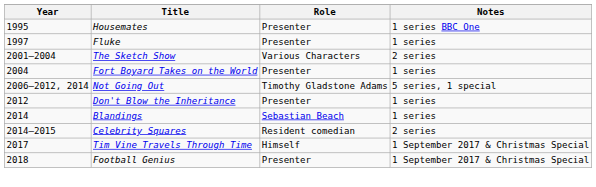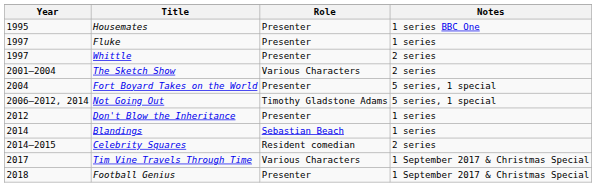+ row: (112, 56)
(414, 71) 1 series -> (444, 86) 5 series, 1 special
(281, 145) Himself -> (311, 160) Various Characters
